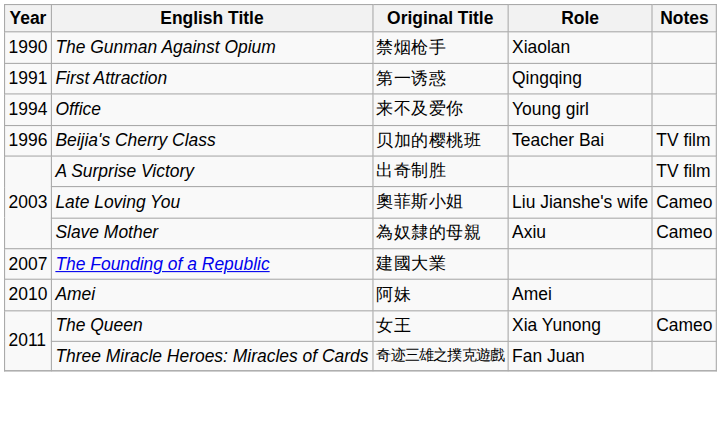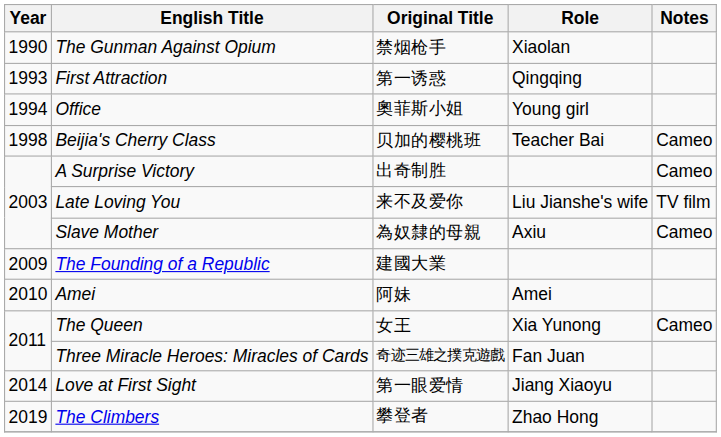(28, 78) 1991 -> (28, 78) 1993
(420, 108) 来不及爱你 -> (420, 108) 奧菲斯小姐
(28, 140) 1996 -> (28, 140) 1998
(683, 140) TV film -> (684, 140) Cameo
(683, 171) TV film -> (684, 171) Cameo
(420, 201) 奧菲斯小姐 -> (420, 201) 来不及爱你
(684, 202) Cameo -> (683, 202) TV film
(28, 264) 2007 -> (28, 264) 2009
+ row: (126, 385)
+ row: (107, 416)
